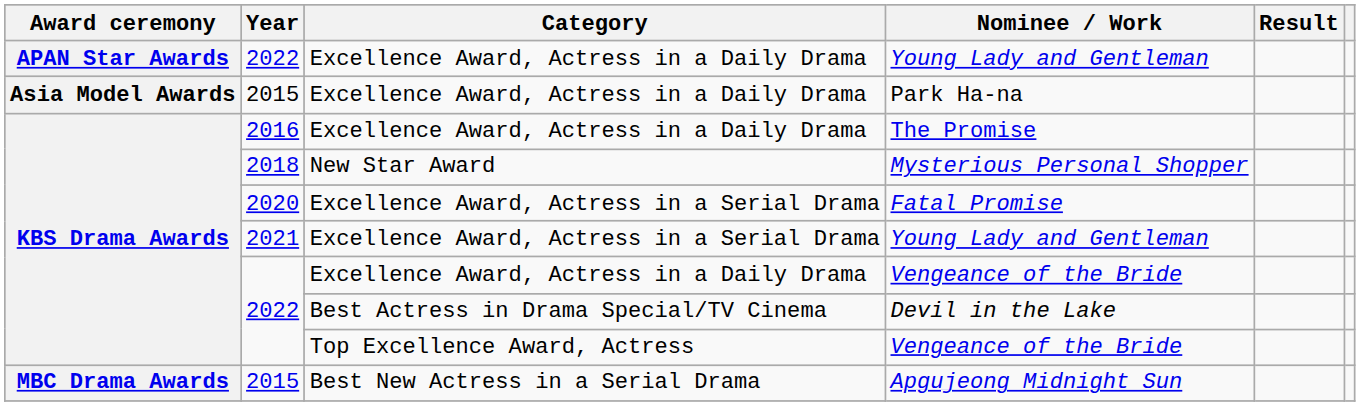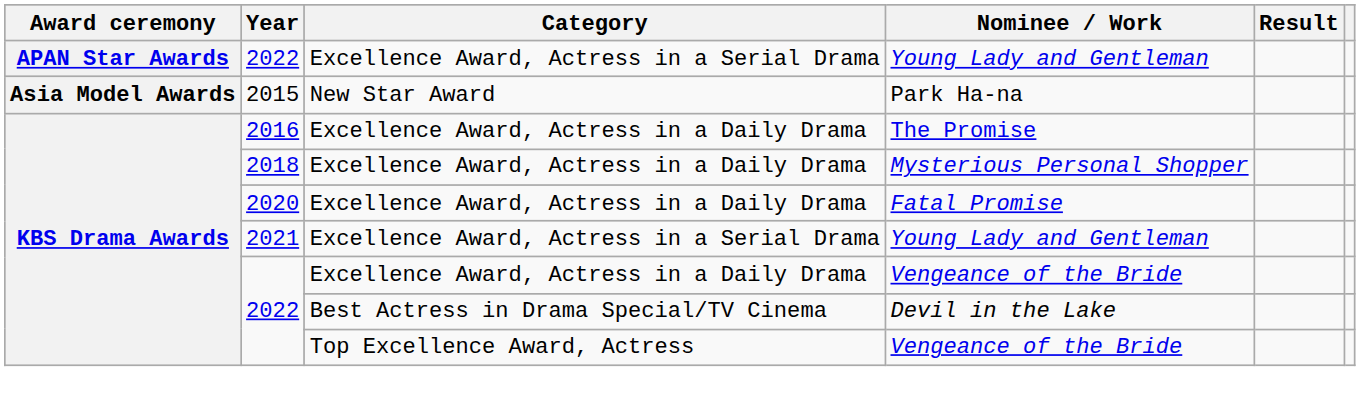(588, 59) Excellence Award, Actress in a Daily Drama -> (595, 59) Excellence Award, Actress in a Serial Drama
(588, 95) Excellence Award, Actress in a Daily Drama -> (403, 95) New Star Award
(403, 167) New Star Award -> (588, 167) Excellence Award, Actress in a Daily Drama
(595, 203) Excellence Award, Actress in a Serial Drama -> (588, 203) Excellence Award, Actress in a Daily Drama
- row: (273, 383)
